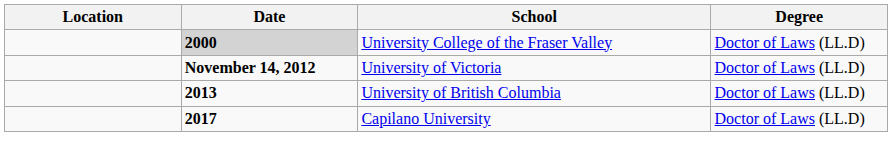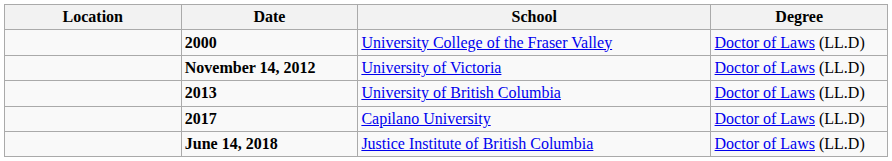(201, 42) lightgrey background -> (201, 42) no background
+ row: (477, 144)
